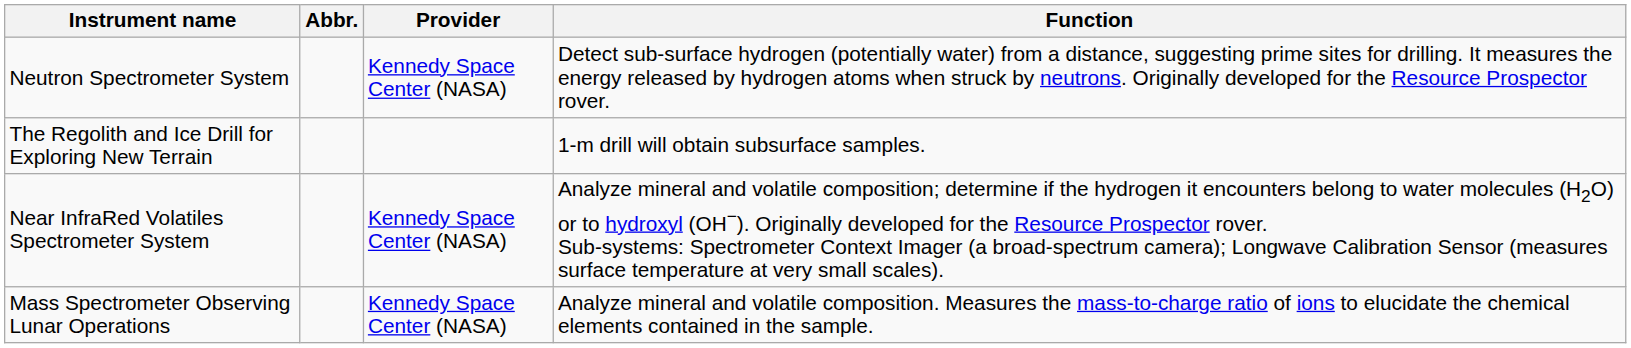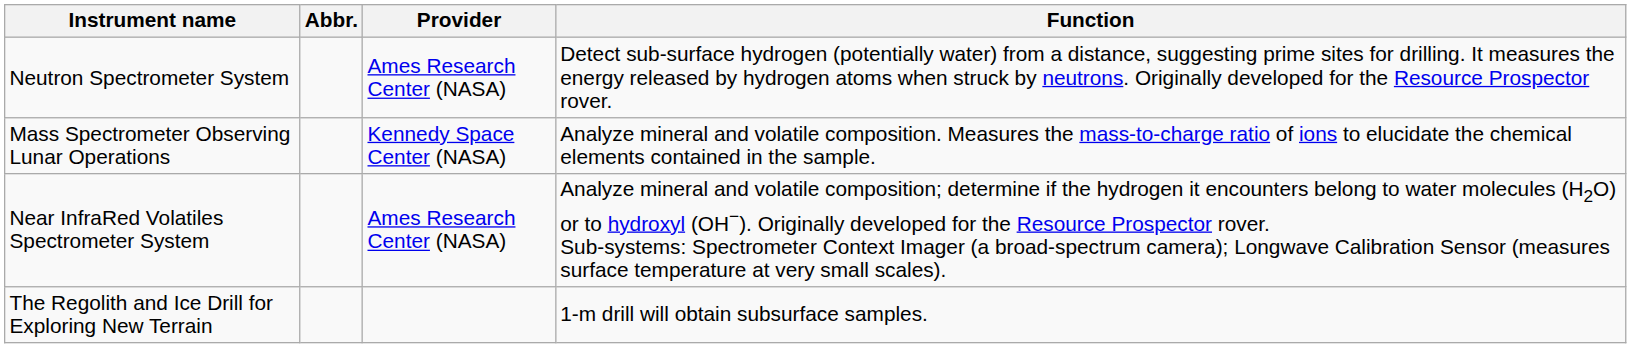(441, 77) Kennedy Space Center (NASA) -> (441, 77) Ames Research Center (NASA)
rows swapped: (141, 145) <-> (150, 314)
(441, 230) Kennedy Space Center (NASA) -> (441, 230) Ames Research Center (NASA)
